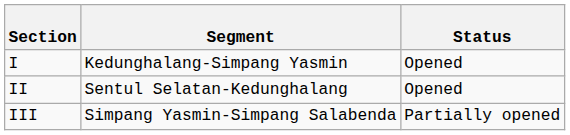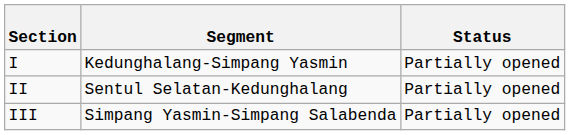(434, 63) Opened -> (482, 63) Partially opened
(434, 90) Opened -> (482, 90) Partially opened
